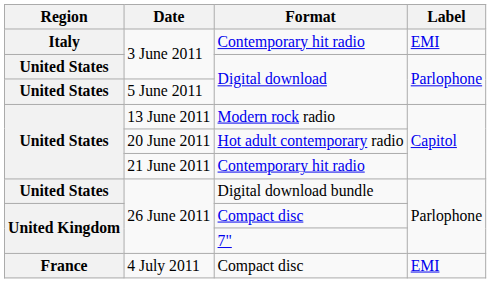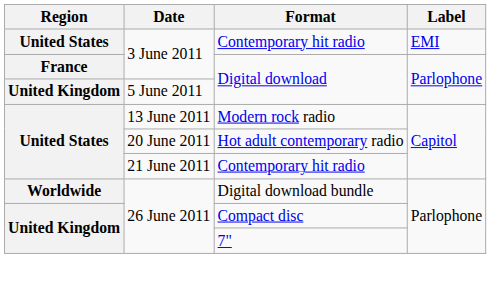(64, 41) Italy -> (64, 41) United States
(64, 66) United States -> (64, 66) France
(64, 91) United States -> (64, 91) United Kingdom
(64, 191) United States -> (64, 191) Worldwide
- row: (164, 265)
